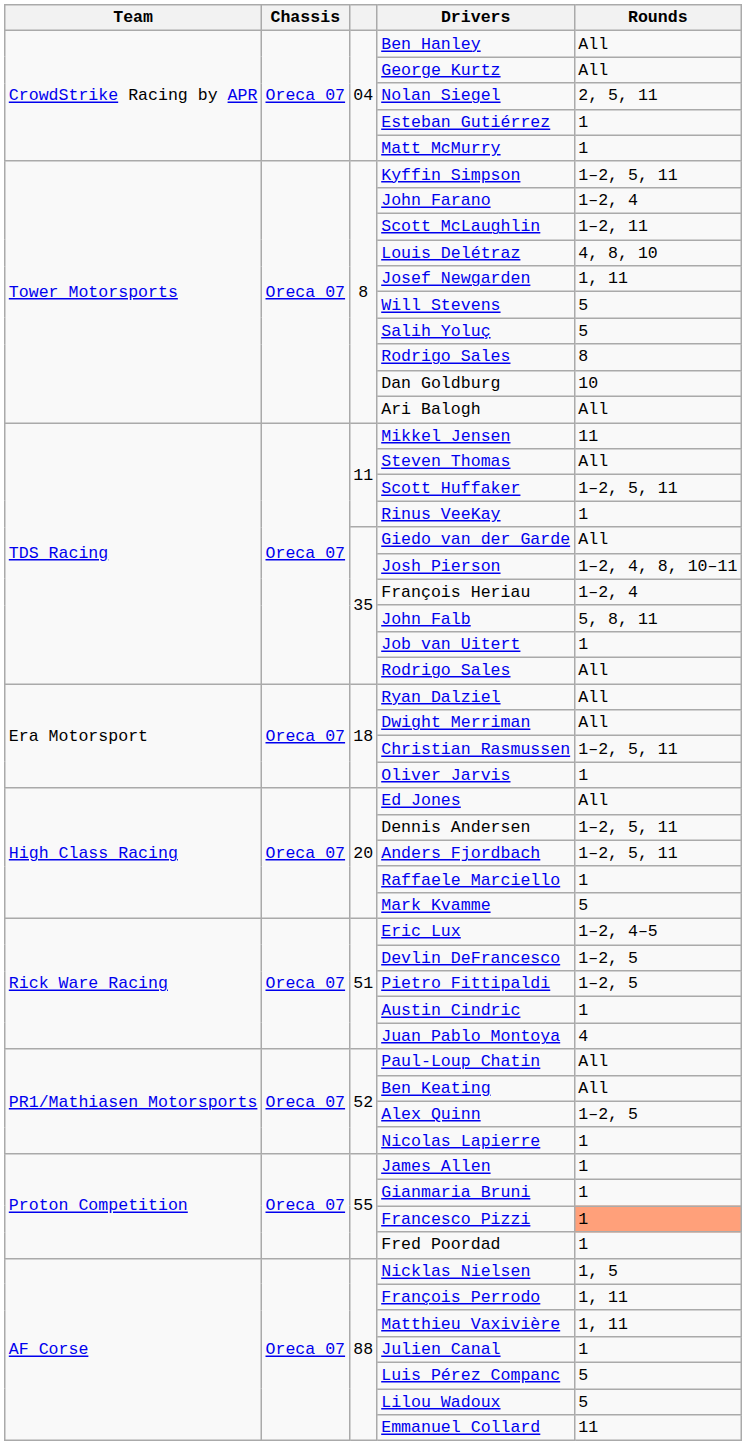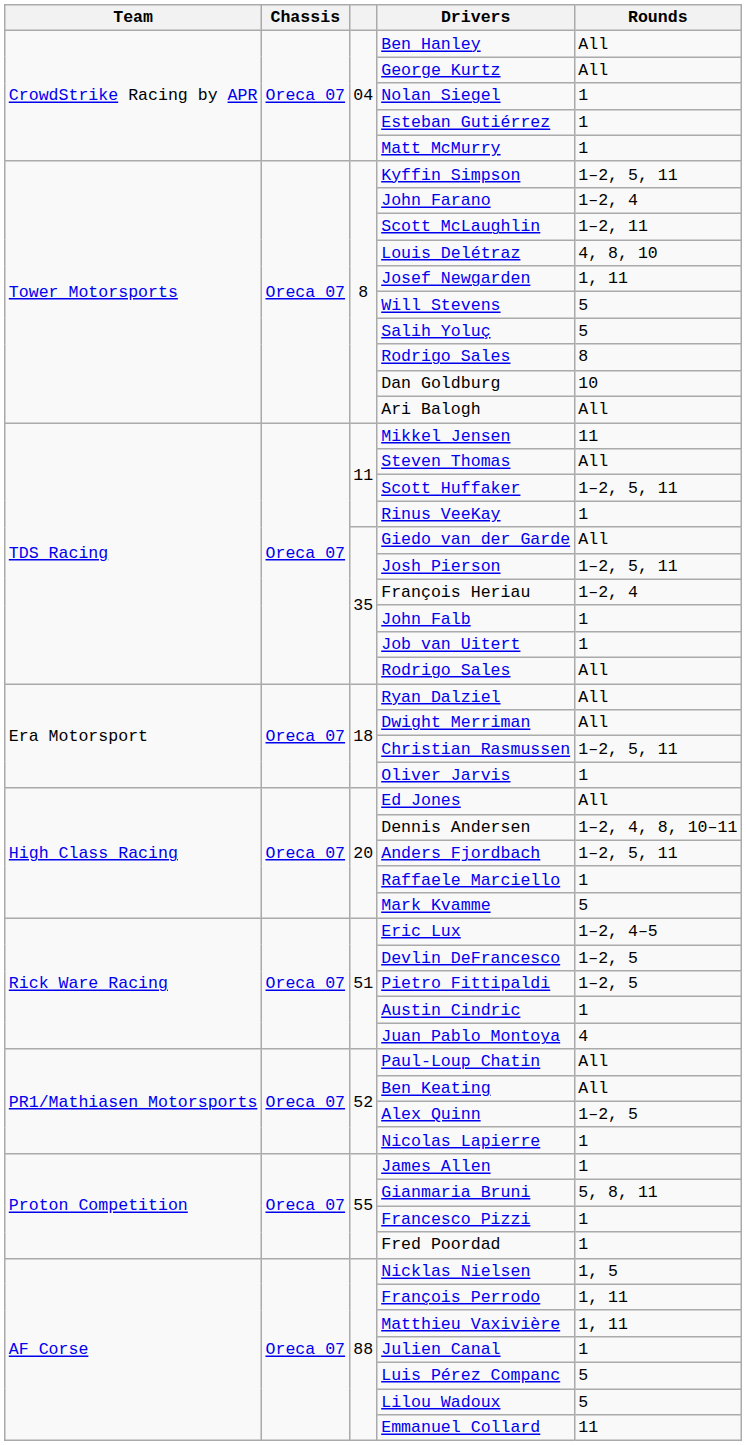(618, 96) 2, 5, 11 -> (583, 96) 1
(658, 566) 1–2, 4, 8, 10–11 -> (628, 566) 1–2, 5, 11
(618, 618) 5, 8, 11 -> (583, 618) 1
(628, 827) 1–2, 5, 11 -> (658, 827) 1–2, 4, 8, 10–11
(583, 1193) 1 -> (618, 1193) 5, 8, 11
(583, 1219) lightsalmon background -> (583, 1219) no background
